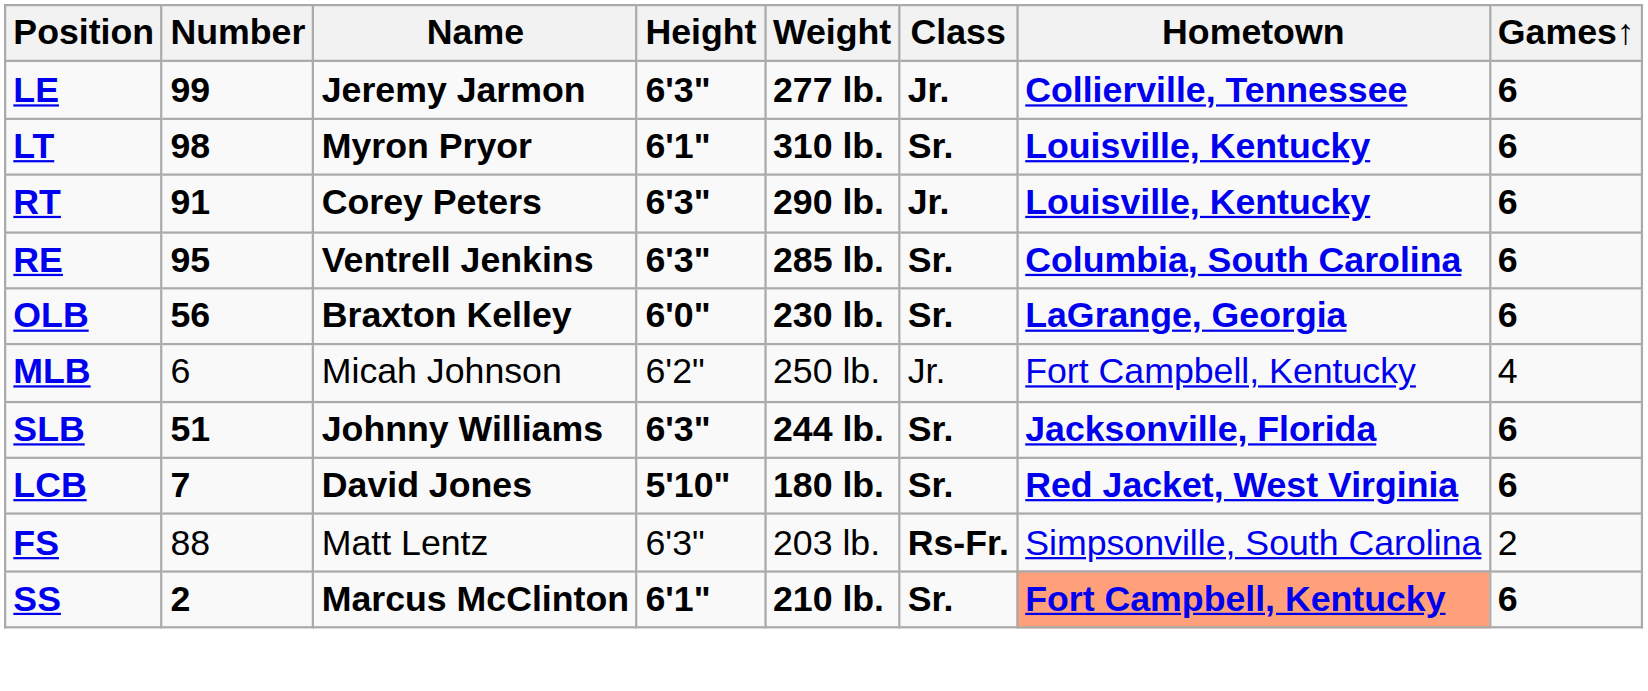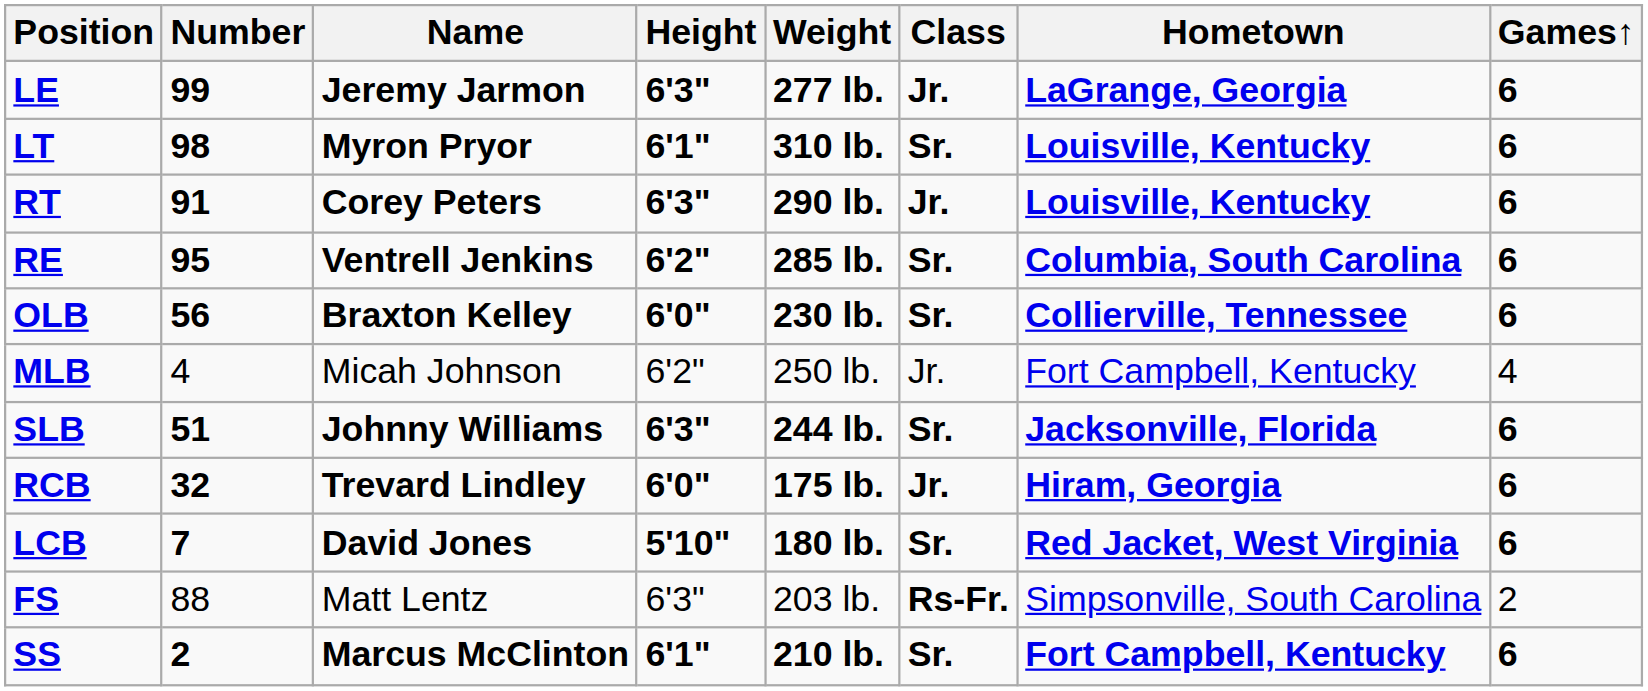(1216, 89) Collierville, Tennessee -> (1186, 89) LaGrange, Georgia
(678, 259) 6'3" -> (678, 259) 6'2"
(1186, 315) LaGrange, Georgia -> (1216, 315) Collierville, Tennessee
(180, 372) 6 -> (180, 372) 4
+ row: (52, 485)
(1235, 598) lightsalmon background -> (1235, 655) no background
